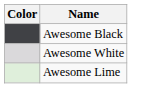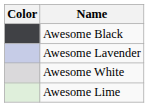+ row: (92, 53)
